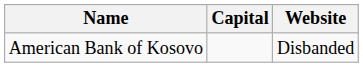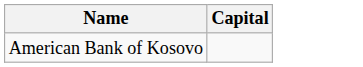- column: (316, 18)
